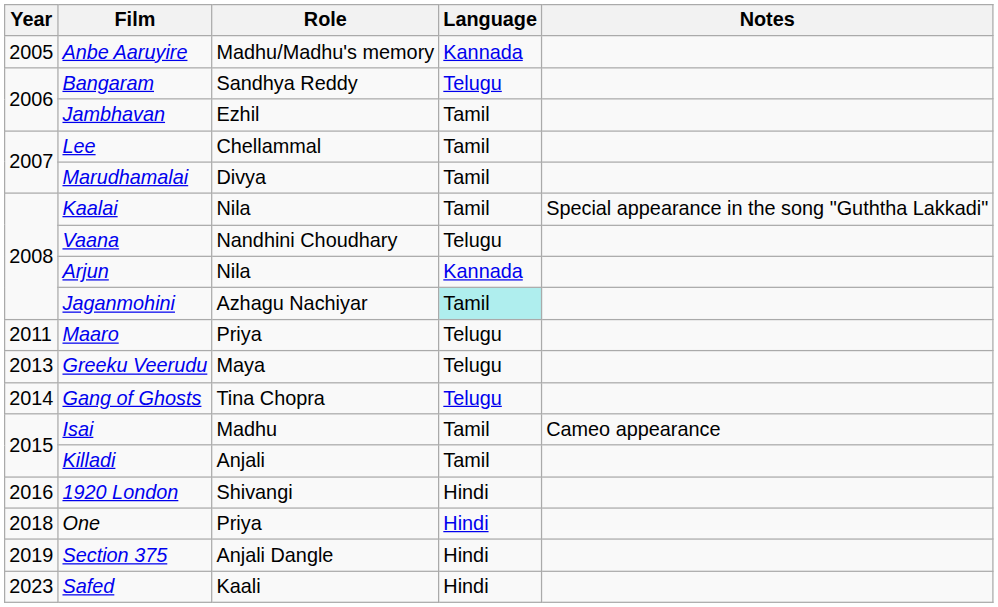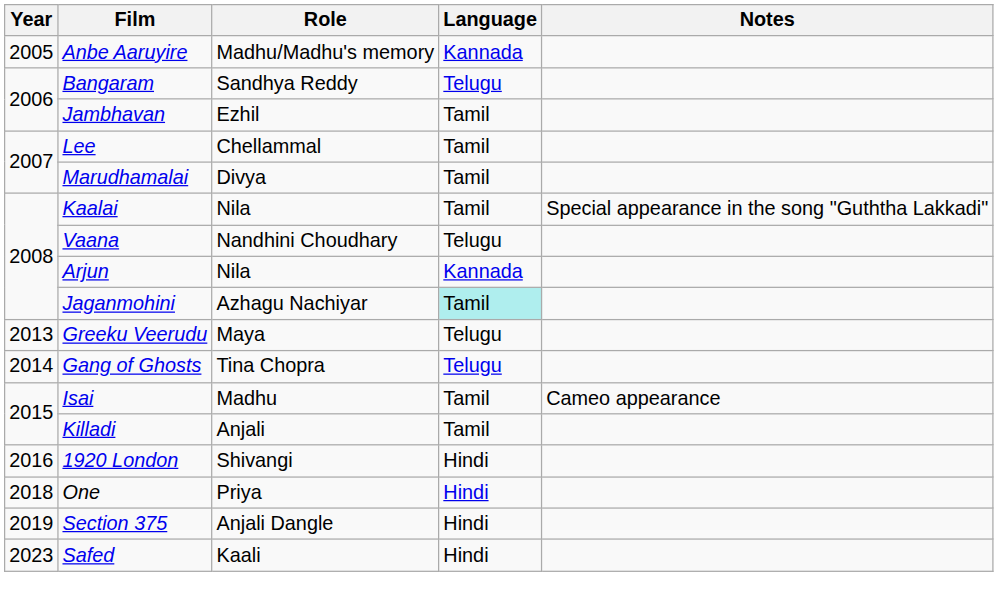- row: (91, 334)
